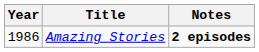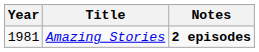(24, 37) 1986 -> (24, 37) 1981
